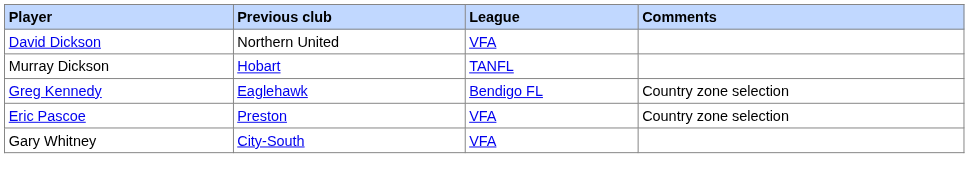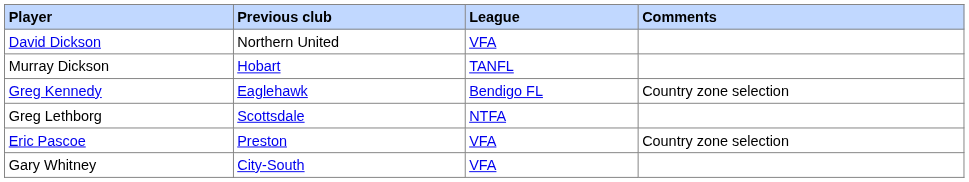+ row: (55, 116)
